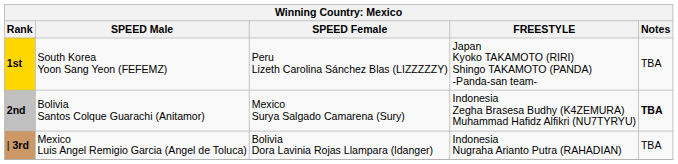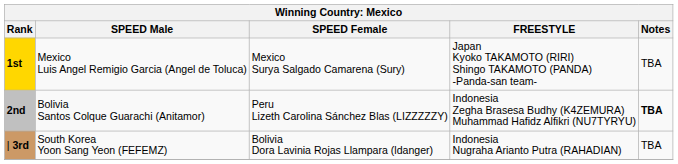(102, 64) South Korea Yoon Sang Yeon (FEFEMZ) -> (142, 64) Mexico Luis Angel Remigio Garcia (Angel de Toluca)
(350, 64) Peru Lizeth Carolina Sánchez Blas (LIZZZZZY) -> (328, 64) Mexico Surya Salgado Camarena (Sury)
(328, 110) Mexico Surya Salgado Camarena (Sury) -> (350, 110) Peru Lizeth Carolina Sánchez Blas (LIZZZZZY)
(142, 145) Mexico Luis Angel Remigio Garcia (Angel de Toluca) -> (102, 145) South Korea Yoon Sang Yeon (FEFEMZ)
